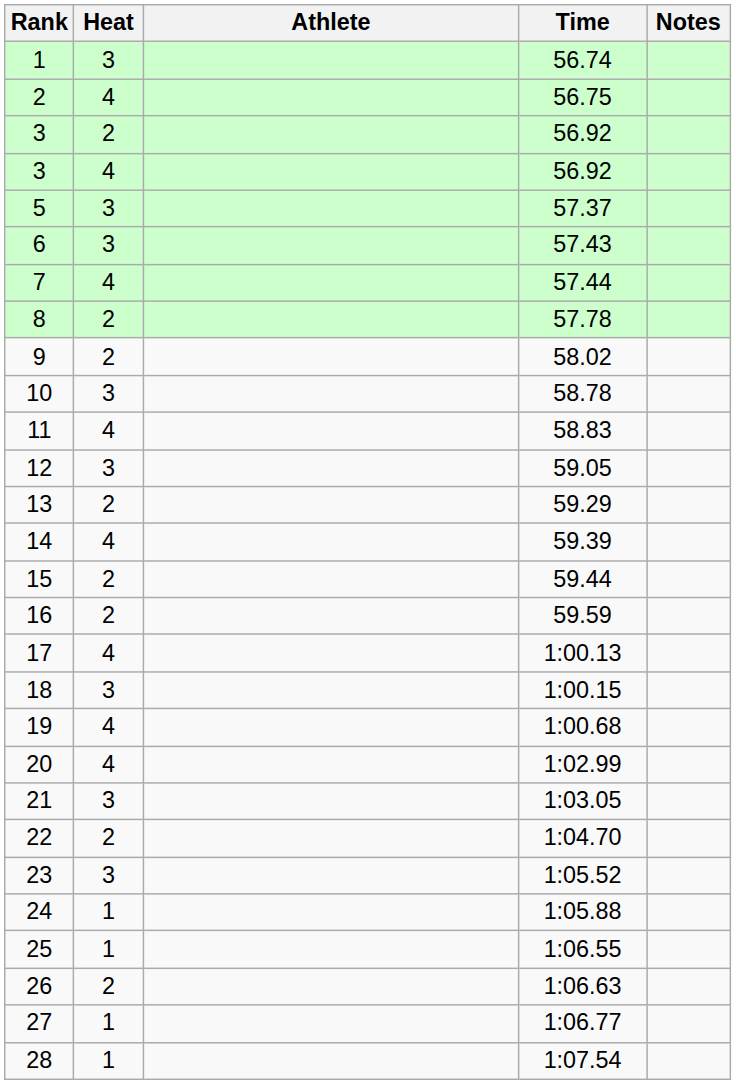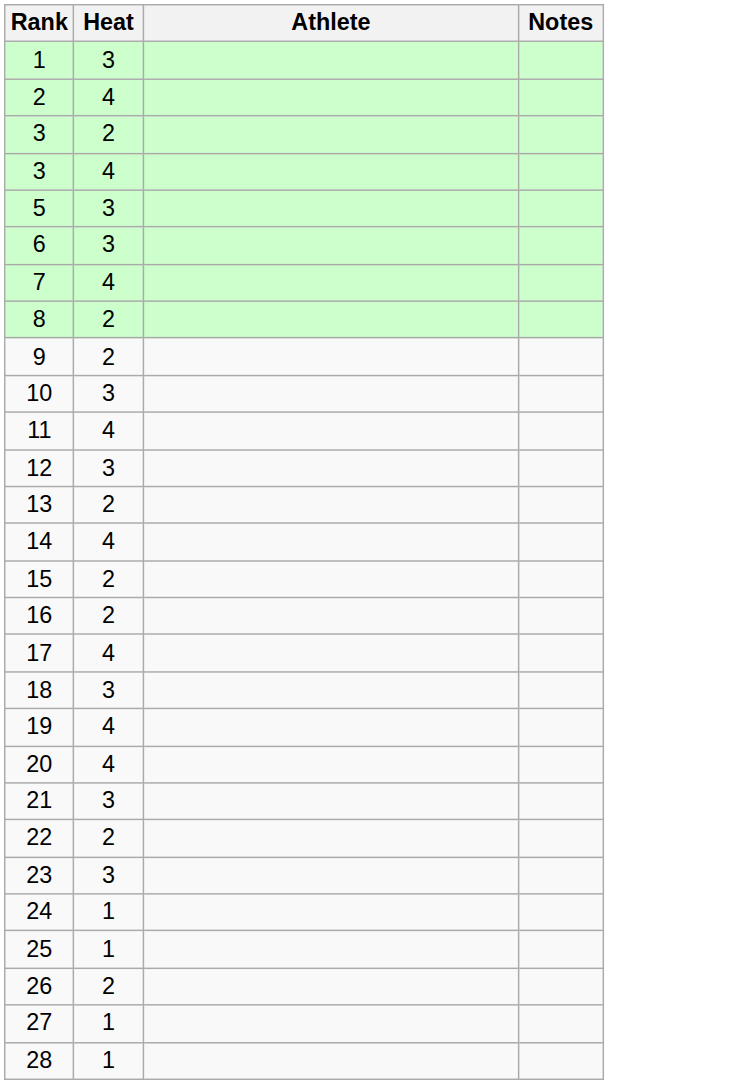- column: (583, 23)
